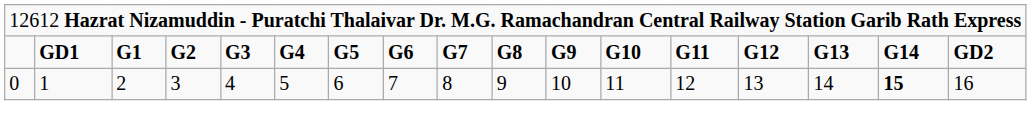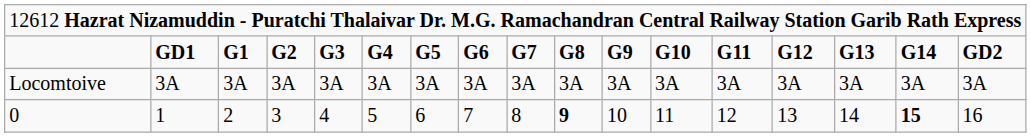+ row: (58, 83)
(502, 83) normal -> (564, 115) bold
